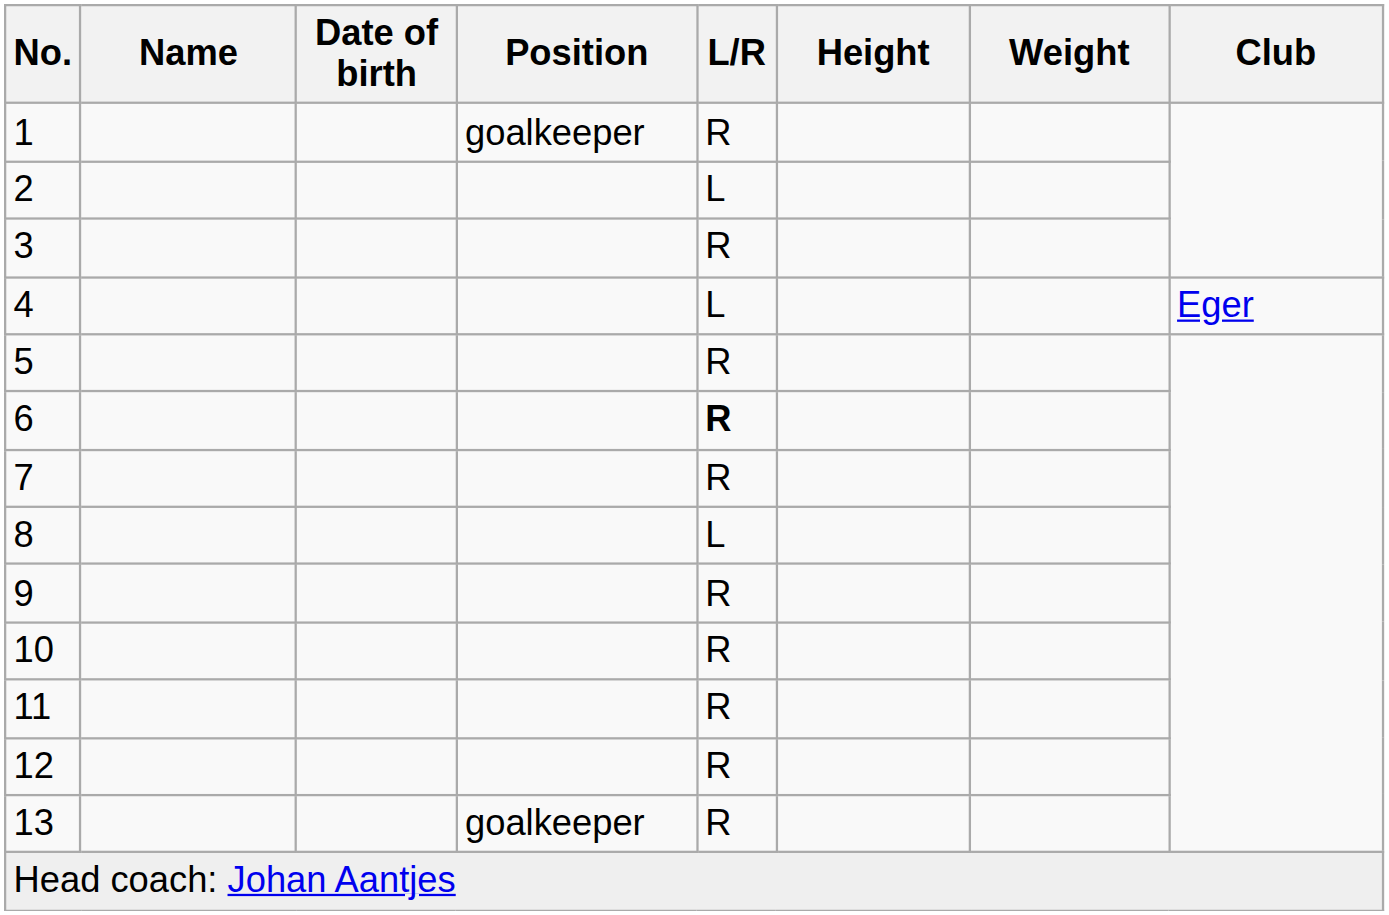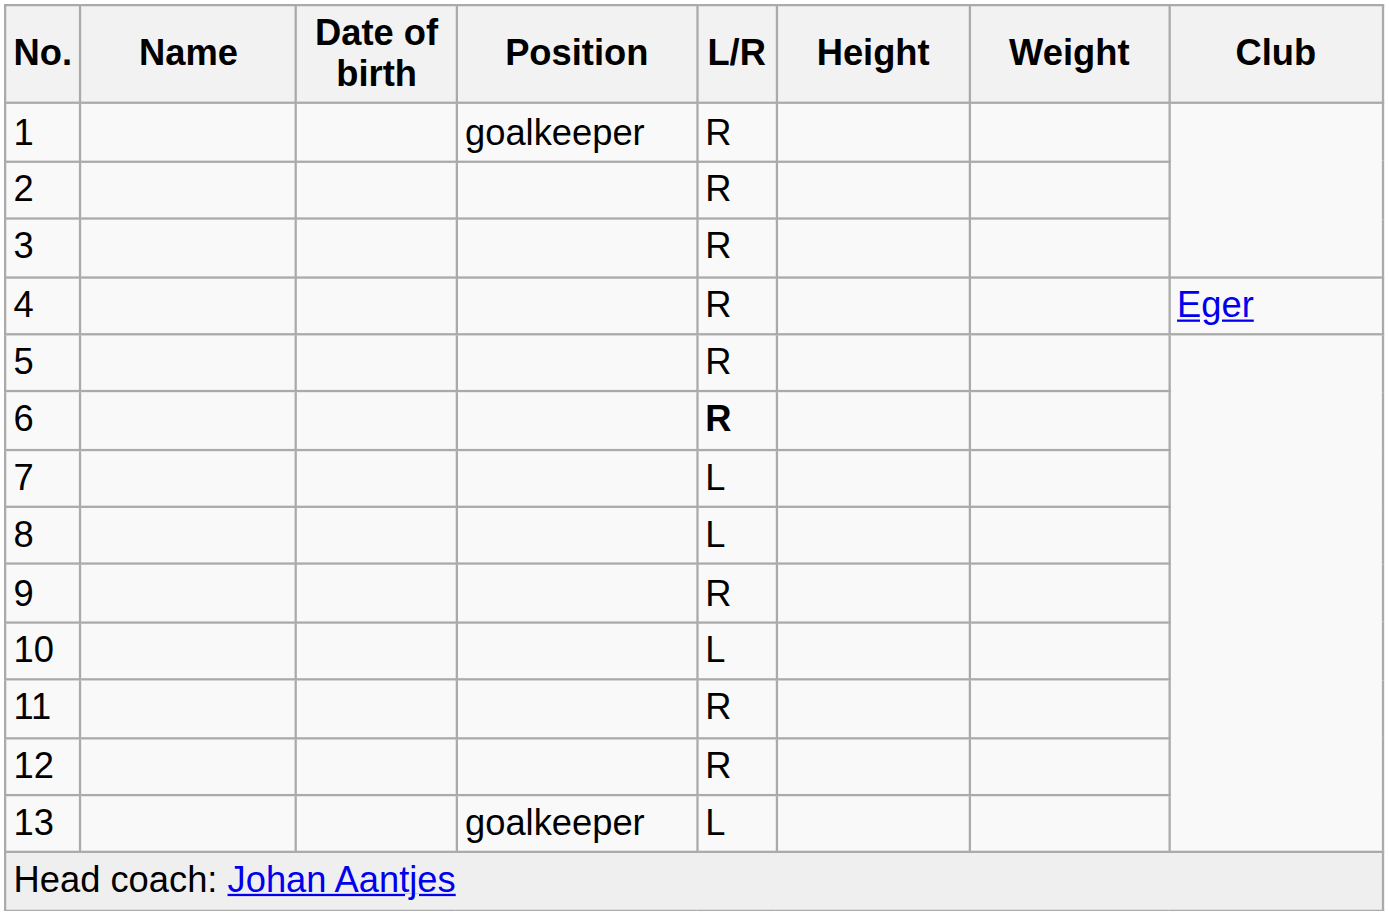(715, 189) L -> (718, 189) R
(715, 304) L -> (718, 304) R
(718, 477) R -> (715, 477) L
(718, 650) R -> (715, 650) L
(718, 822) R -> (715, 822) L
